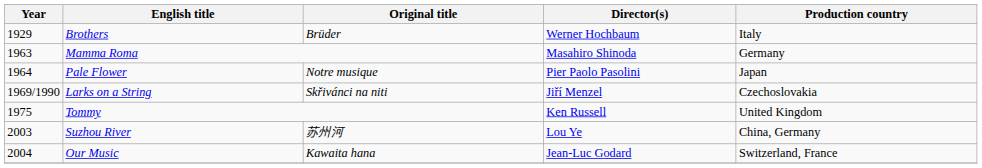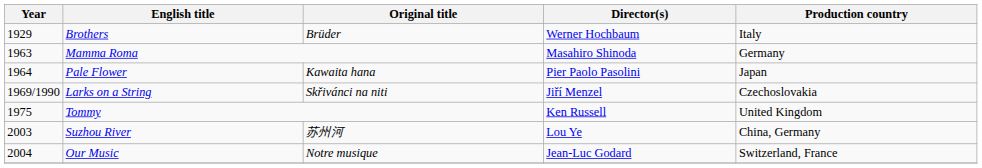(342, 72) Notre musique -> (341, 72) Kawaita hana
(341, 153) Kawaita hana -> (342, 153) Notre musique
